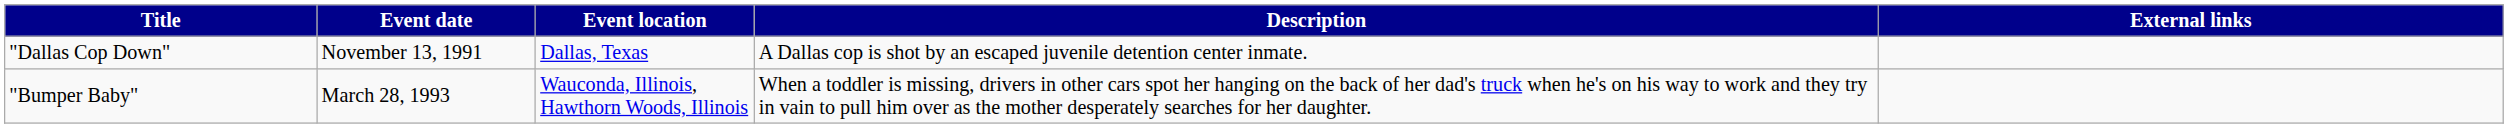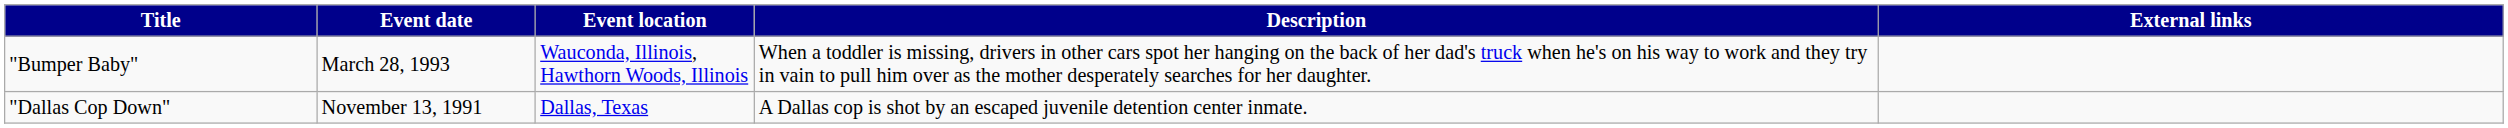rows swapped: (74, 95) <-> (90, 52)
